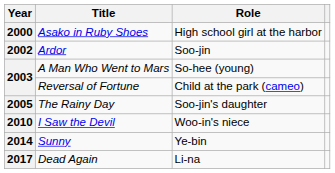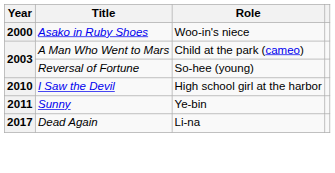(248, 31) High school girl at the harbor -> (212, 31) Woo-in's niece
- row: (52, 50)
(214, 68) So-hee (young) -> (239, 50) Child at the park (cameo)
(239, 86) Child at the park (cameo) -> (214, 68) So-hee (young)
- row: (76, 104)
(212, 123) Woo-in's niece -> (248, 86) High school girl at the harbor
(20, 141) 2014 -> (20, 104) 2011
